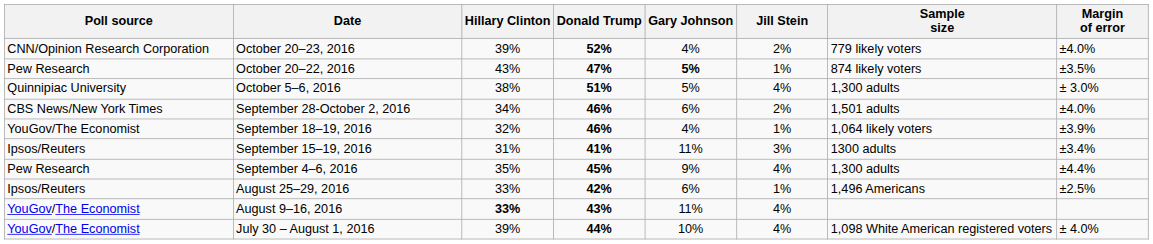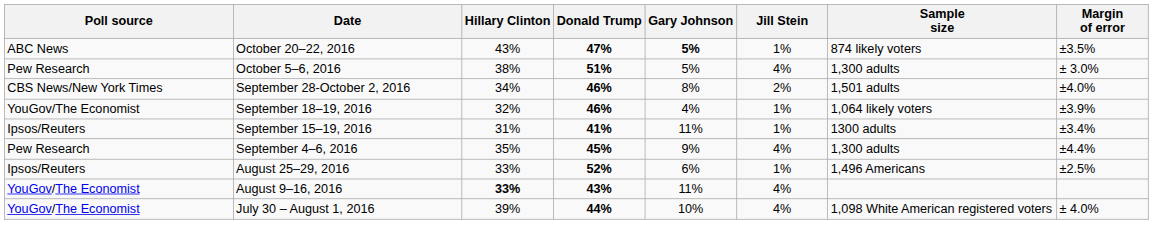- row: (295, 48)
(48, 68) Pew Research -> (38, 48) ABC News
(67, 88) Quinnipiac University -> (48, 68) Pew Research
(691, 108) 6% -> (691, 88) 8%
(782, 149) 3% -> (782, 128) 1%
(599, 189) 42% -> (599, 169) 52%
